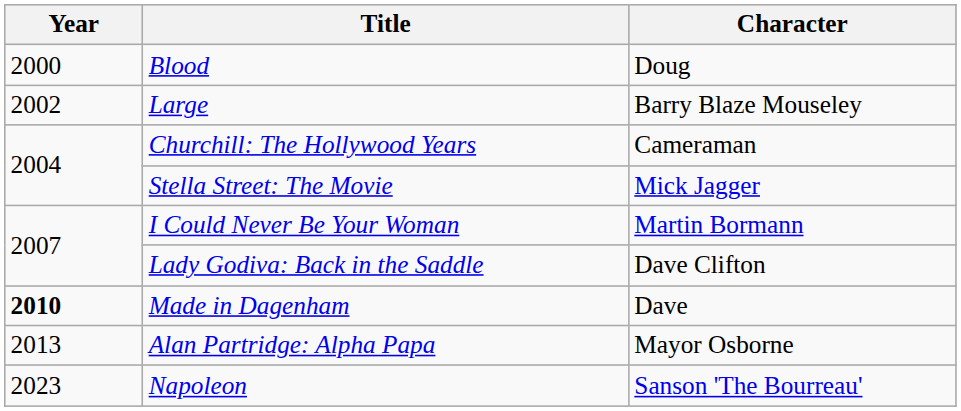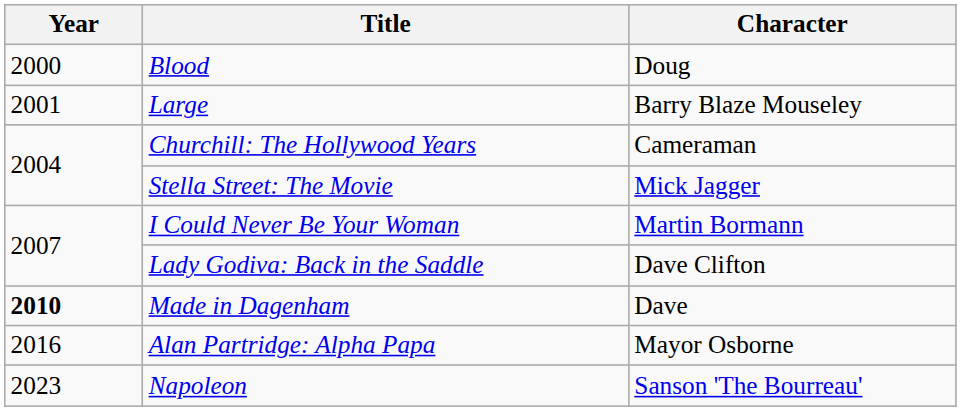(36, 104) 2002 -> (36, 104) 2001
(36, 345) 2013 -> (36, 345) 2016
